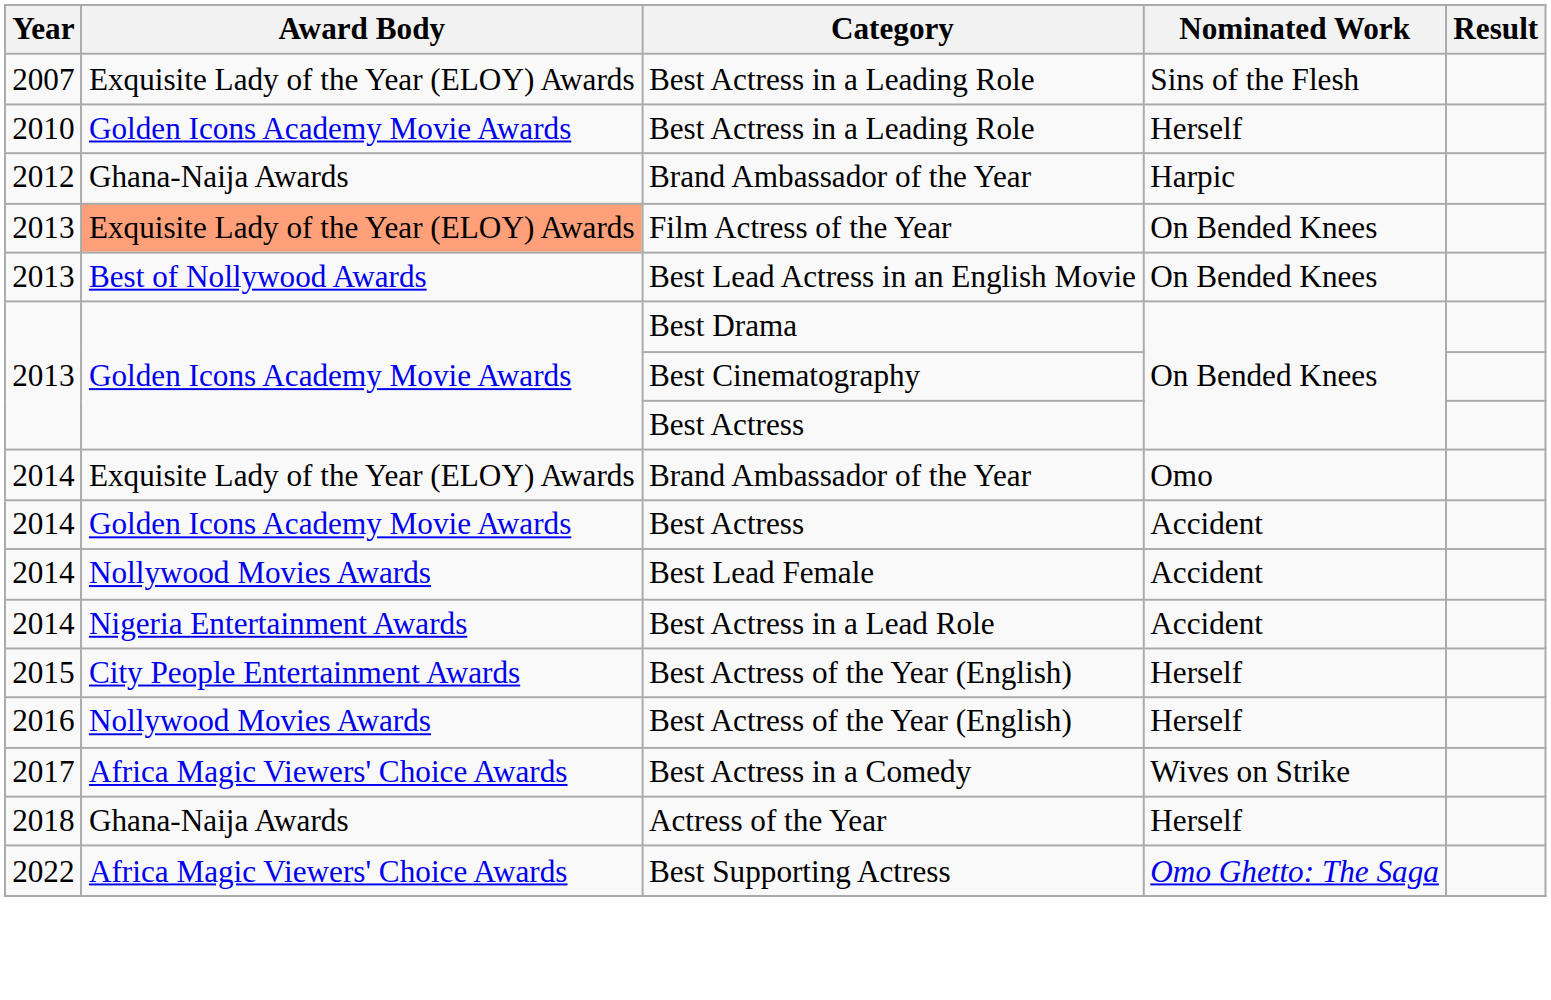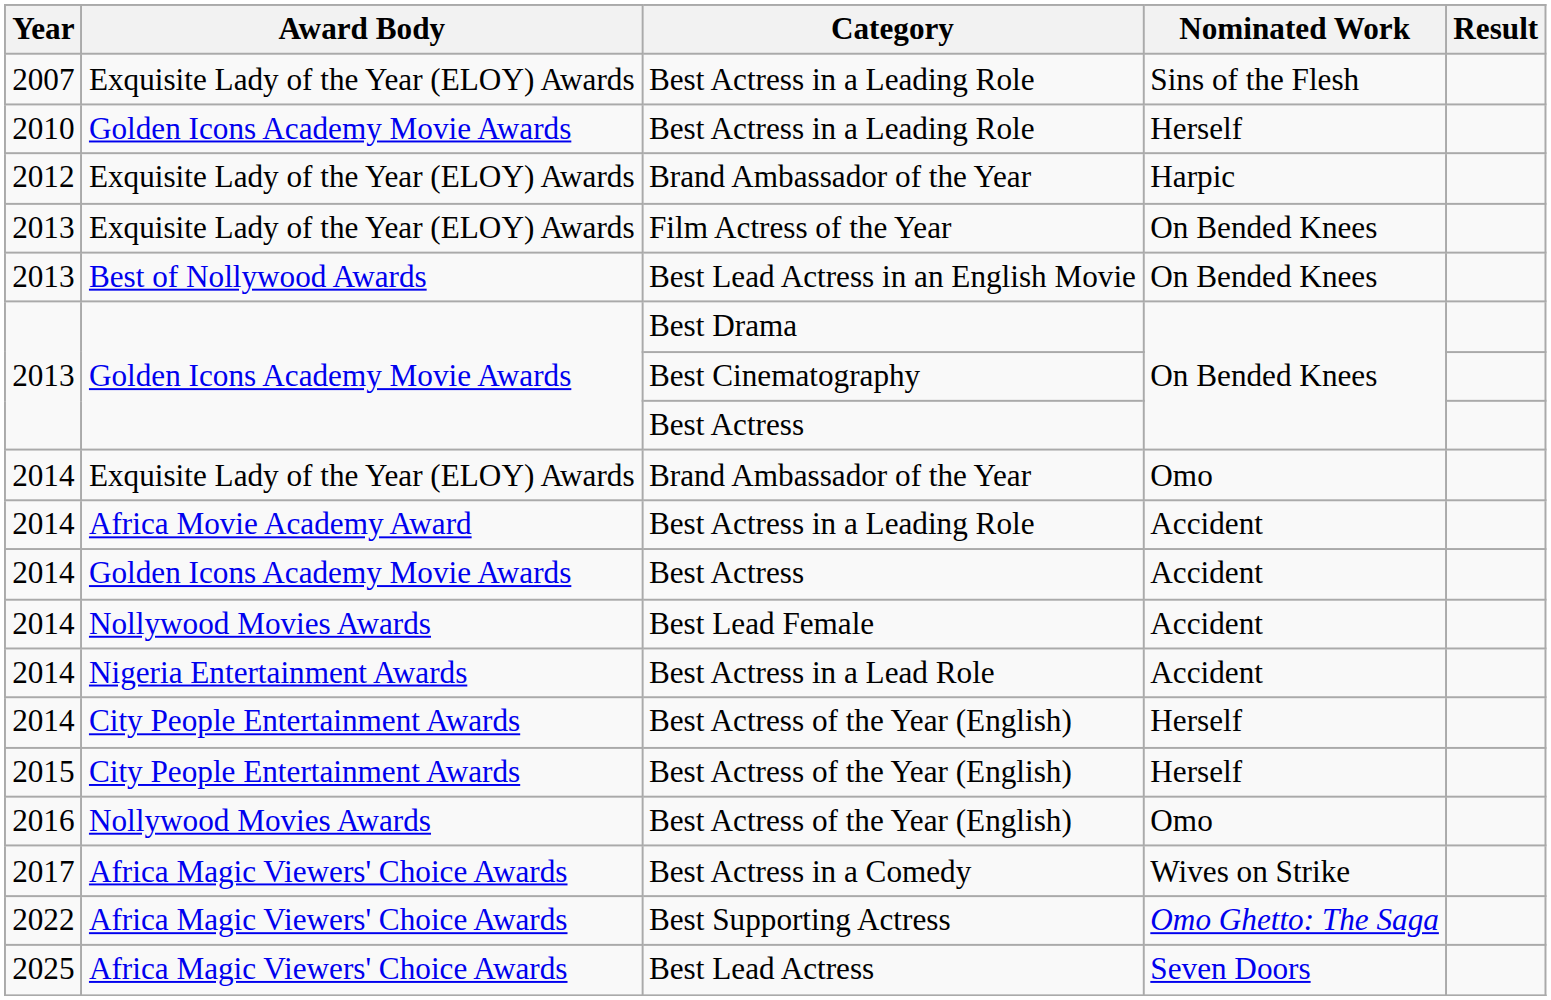(219, 177) Ghana-Naija Awards -> (362, 177) Exquisite Lady of the Year (ELOY) Awards
(362, 227) lightsalmon background -> (362, 227) no background
+ row: (43, 524)
+ row: (43, 721)
(1196, 721) Herself -> (1182, 820) Omo
- row: (43, 820)
+ row: (43, 969)
